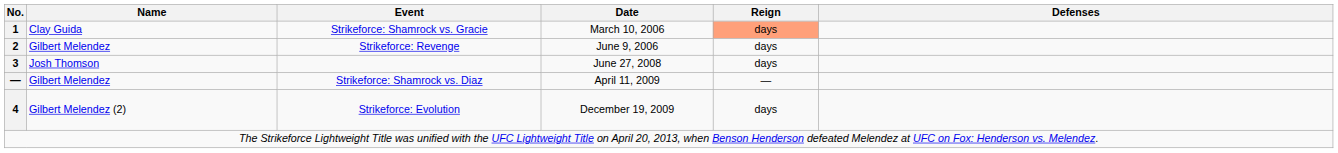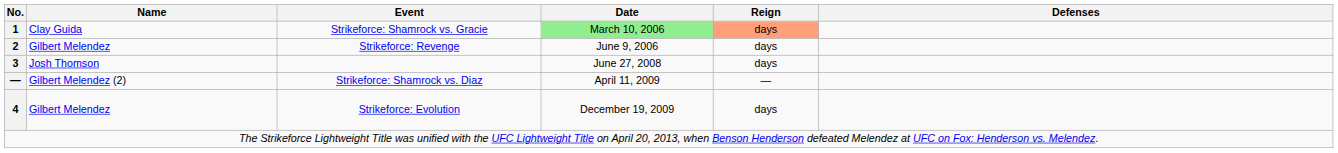(627, 30) no background -> (627, 30) lightgreen background
(70, 81) Gilbert Melendez -> (78, 81) Gilbert Melendez (2)
(78, 110) Gilbert Melendez (2) -> (70, 110) Gilbert Melendez
